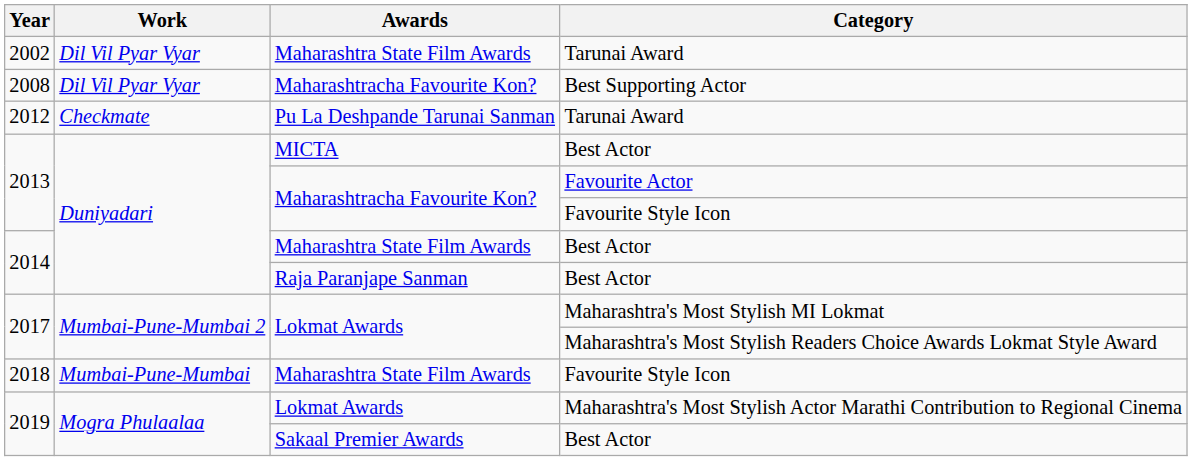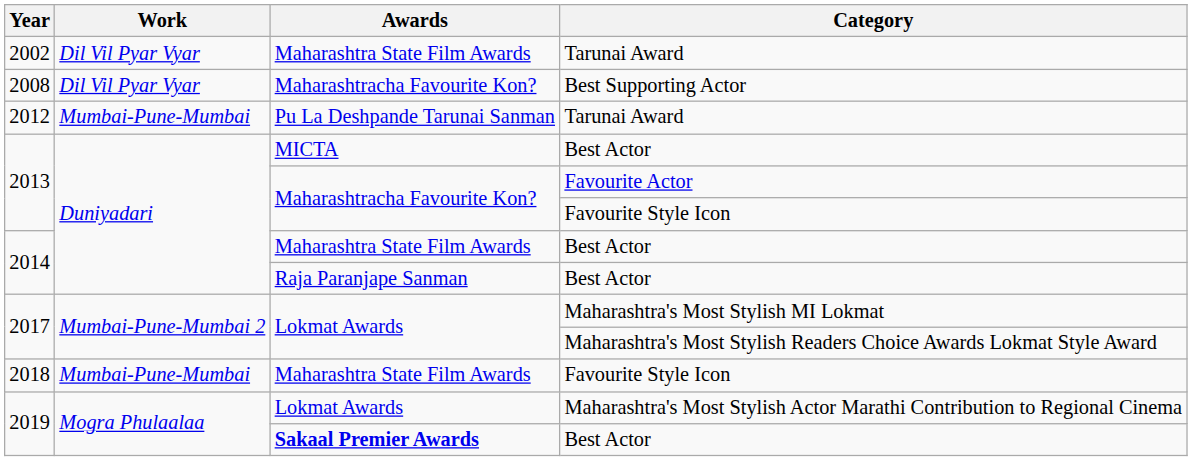(104, 117) Checkmate -> (155, 117) Mumbai-Pune-Mumbai
(369, 439) normal -> (377, 439) bold
